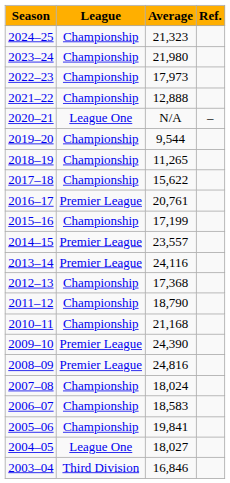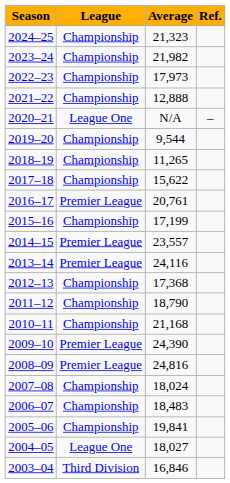(170, 56) 21,980 -> (170, 56) 21,982
(170, 406) 18,583 -> (170, 406) 18,483
